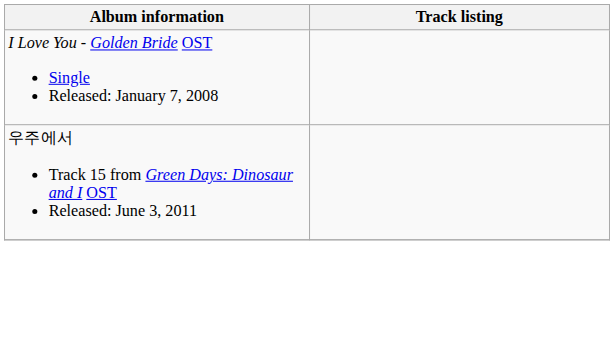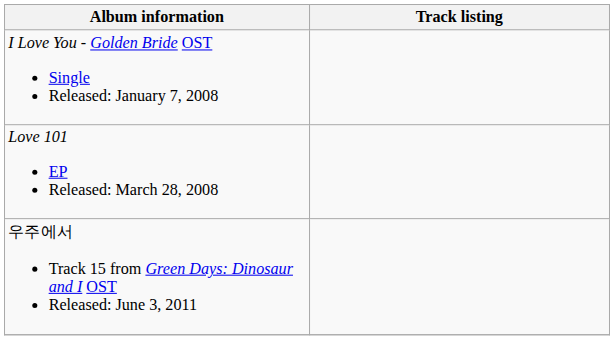+ row: (157, 164)
